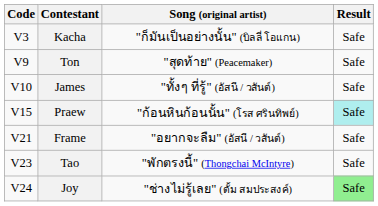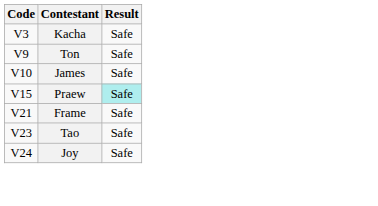- column: (218, 14)
(354, 188) lightgreen background -> (122, 152) no background
